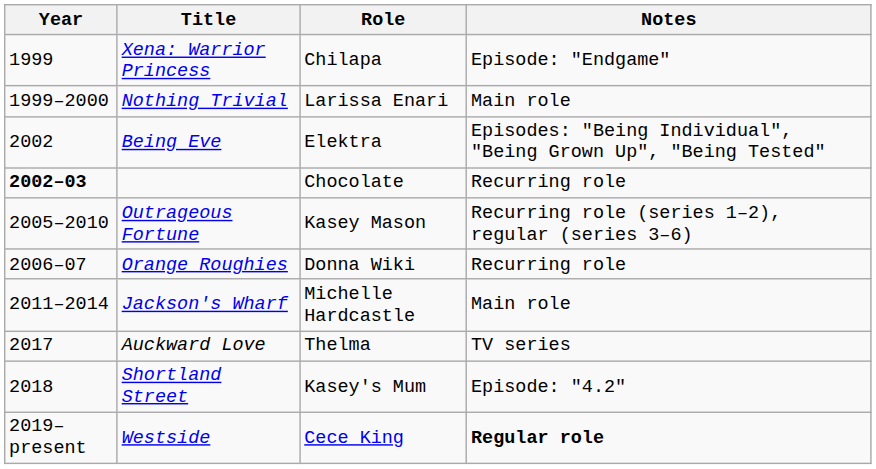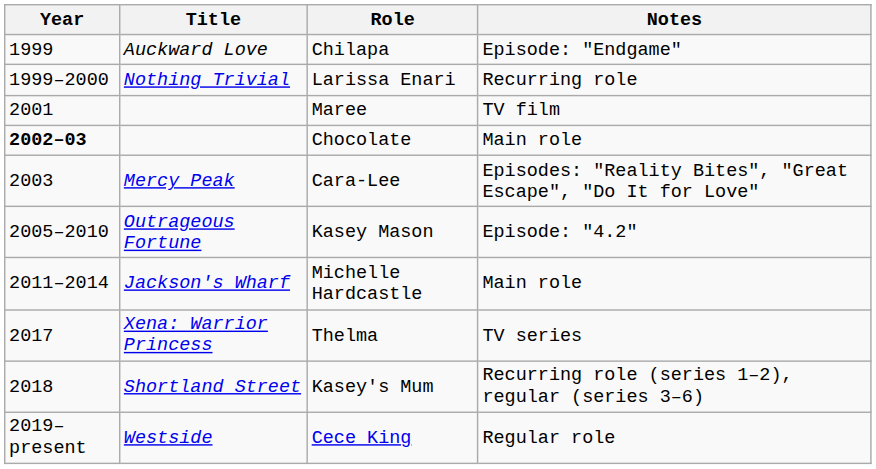(194, 60) Xena: Warrior Princess -> (196, 50) Auckward Love
(521, 101) Main role -> (560, 80) Recurring role
+ row: (339, 110)
- row: (343, 142)
(549, 183) Recurring role -> (532, 140) Main role
+ row: (356, 181)
(626, 223) Recurring role (series 1–2), regular (series 3–6) -> (560, 232) Episode: "4.2"
- row: (360, 264)
(194, 346) Auckward Love -> (196, 335) Xena: Warrior Princess
(549, 386) Episode: "4.2" -> (638, 386) Recurring role (series 1–2), regular (series 3–6)
(538, 438) bold -> (549, 438) normal
